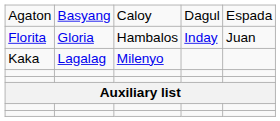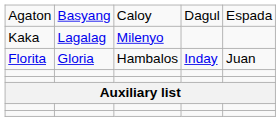rows swapped: (27, 37) <-> (24, 59)
